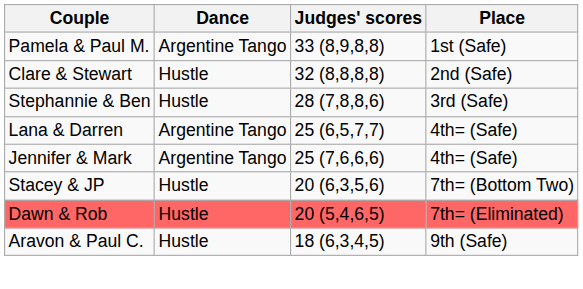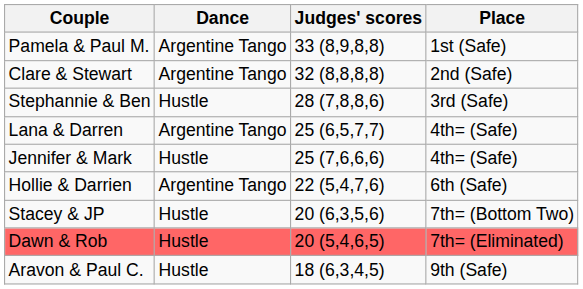(184, 74) Hustle -> (223, 74) Argentine Tango
(223, 158) Argentine Tango -> (184, 158) Hustle
+ row: (70, 185)
